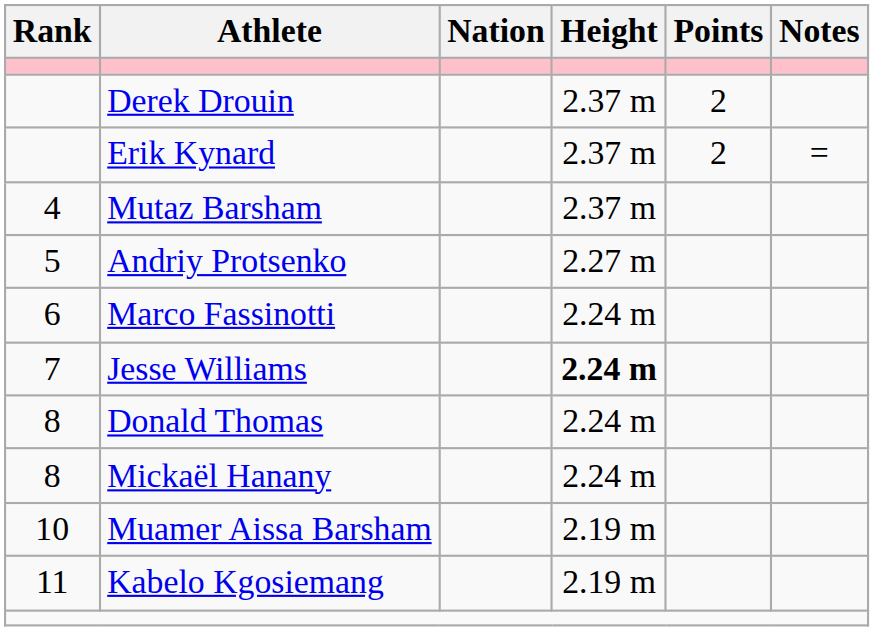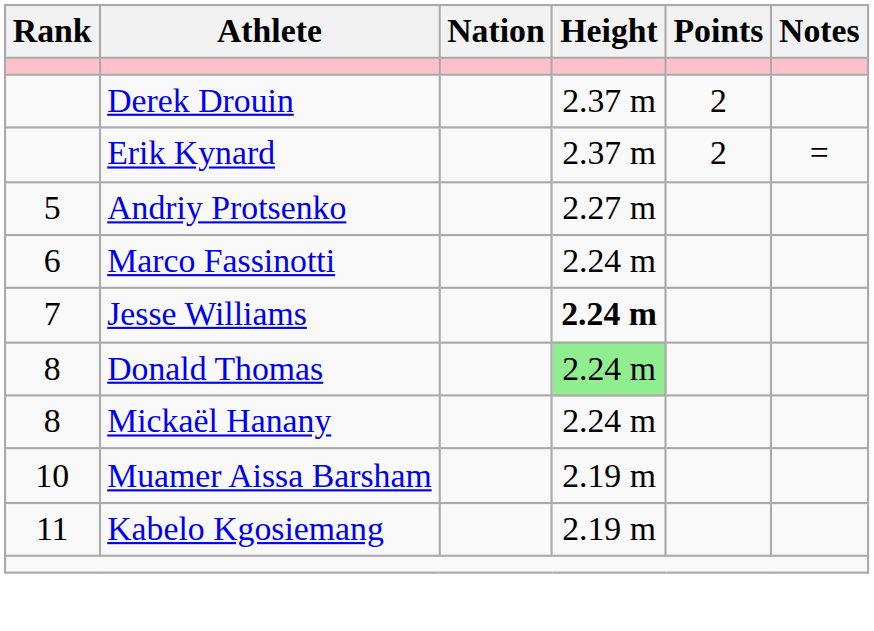- row: (52, 207)
(609, 421) no background -> (609, 368) lightgreen background
